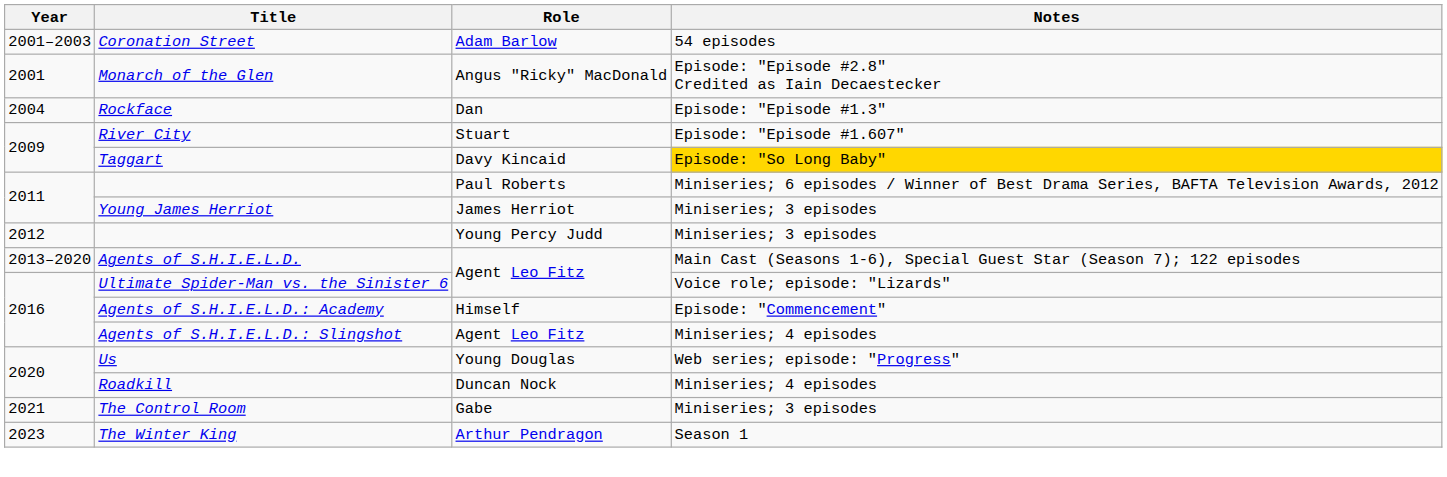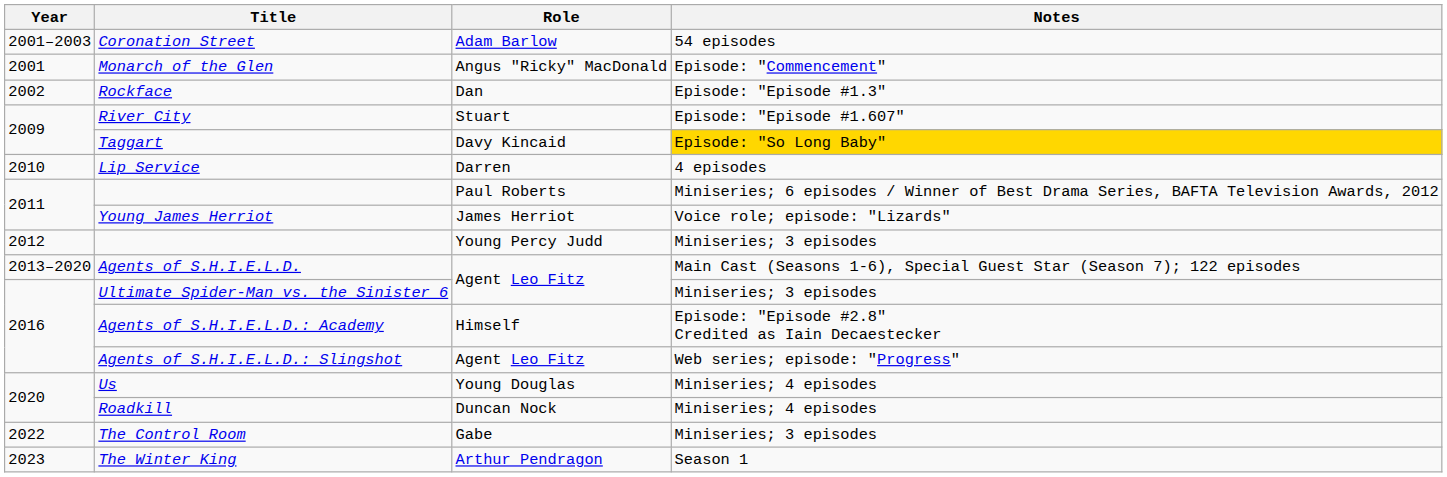(808, 76) Episode: "Episode #2.8" Credited as Iain Decaestecker -> (780, 67) Episode: "Commencement"
(27, 110) 2004 -> (27, 92) 2002
+ row: (149, 167)
(776, 210) Miniseries; 3 episodes -> (813, 217) Voice role; episode: "Lizards"
(813, 285) Voice role; episode: "Lizards" -> (776, 292) Miniseries; 3 episodes
(780, 310) Episode: "Commencement" -> (808, 326) Episode: "Episode #2.8" Credited as Iain Decaestecker
(776, 335) Miniseries; 4 episodes -> (817, 360) Web series; episode: "Progress"
(817, 360) Web series; episode: "Progress" -> (776, 385) Miniseries; 4 episodes
(27, 410) 2021 -> (27, 435) 2022
